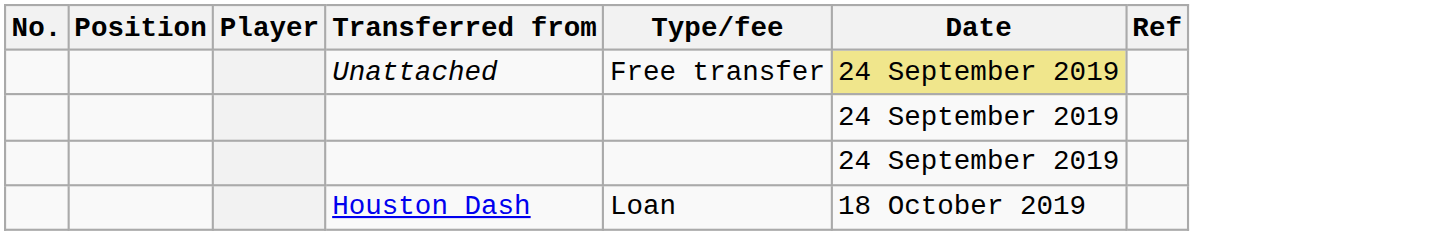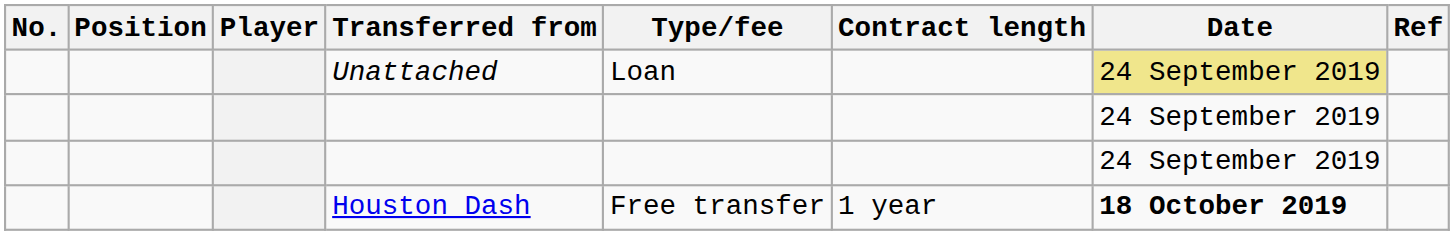+ column: (962, 28)
(717, 72) Free transfer -> (643, 72) Loan
(643, 207) Loan -> (717, 207) Free transfer
(962, 207) normal -> (1223, 207) bold
